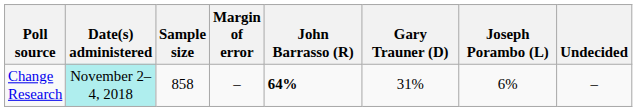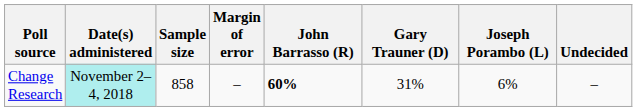(283, 85) 64% -> (283, 85) 60%
